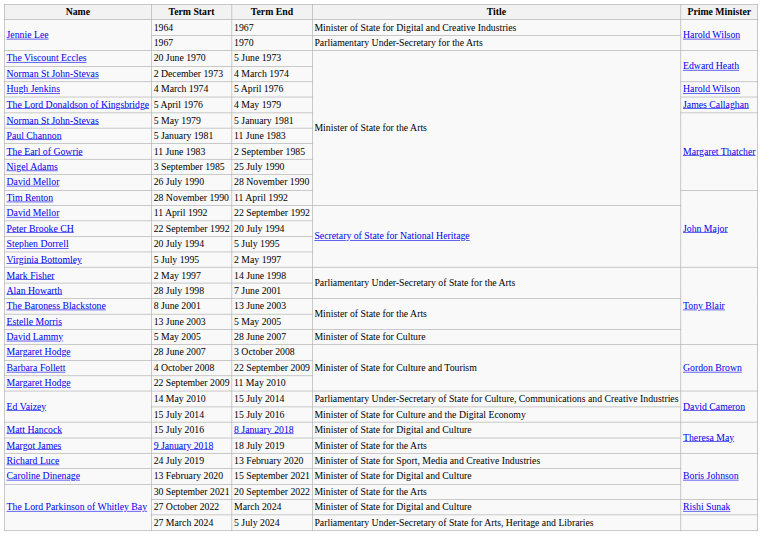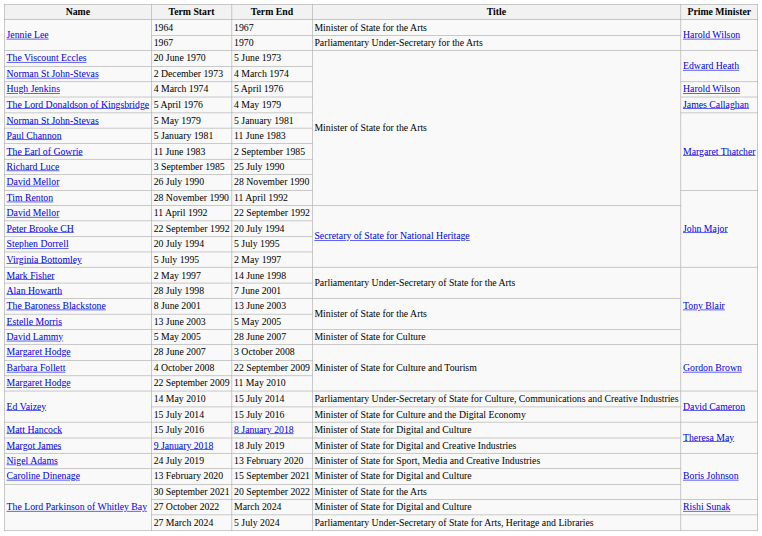(415, 27) Minister of State for Digital and Creative Industries -> (371, 27) Minister of State for the Arts
(32, 167) Nigel Adams -> (33, 167) Richard Luce
(371, 445) Minister of State for the Arts -> (415, 445) Minister of State for Digital and Creative Industries
(33, 461) Richard Luce -> (32, 461) Nigel Adams
